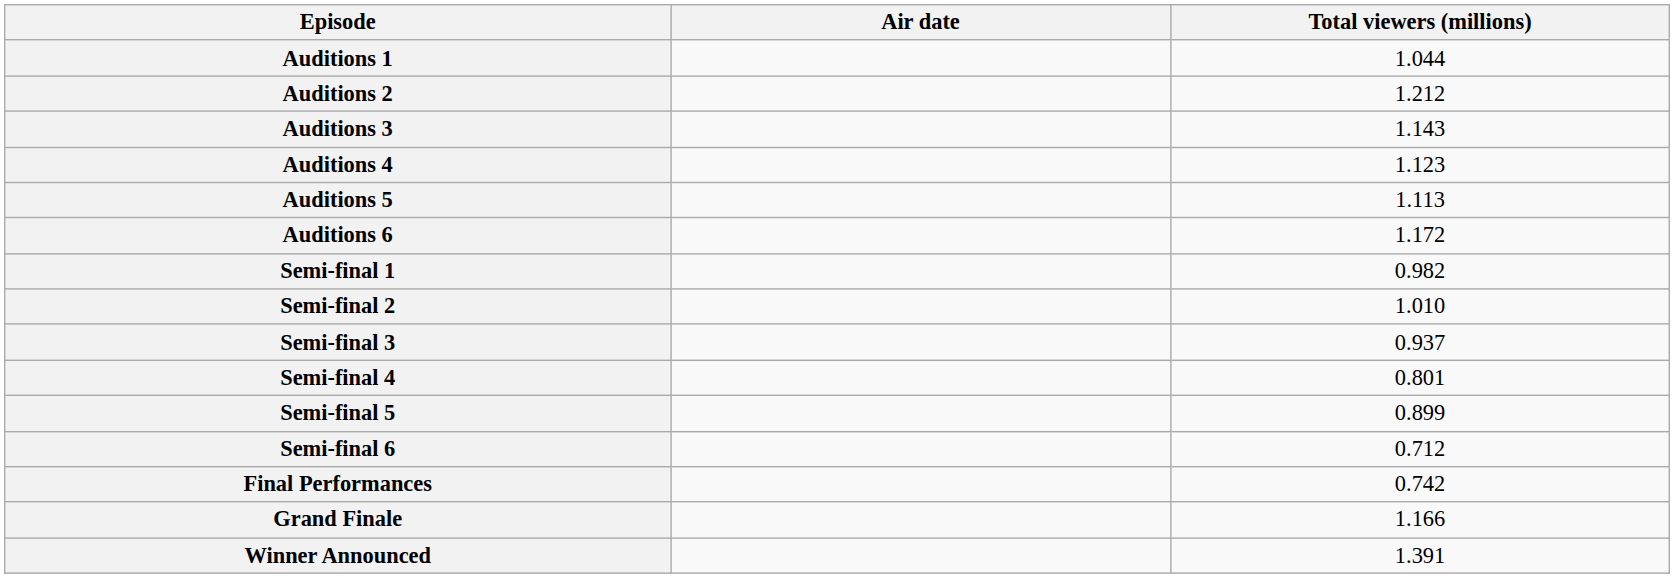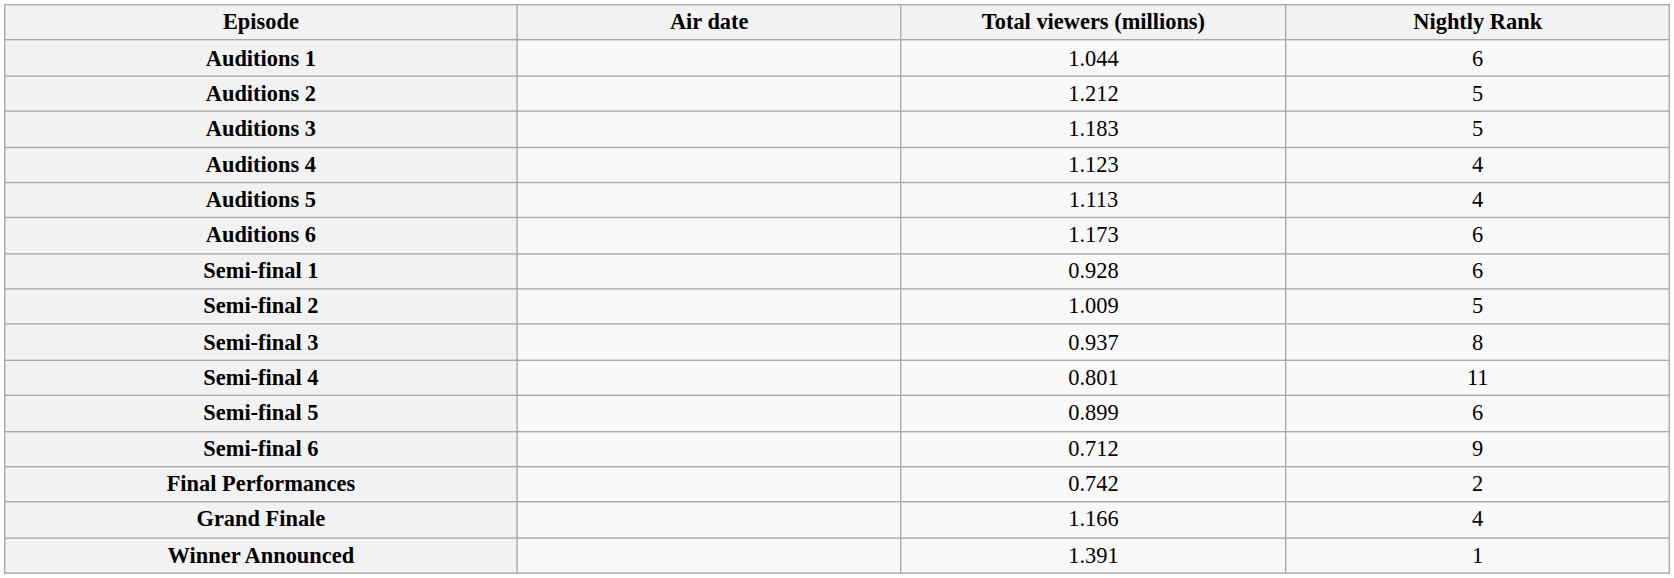+ column: (1478, 22)
(1420, 128) 1.143 -> (1093, 128) 1.183
(1420, 235) 1.172 -> (1093, 235) 1.173
(1420, 270) 0.982 -> (1093, 270) 0.928
(1420, 306) 1.010 -> (1093, 306) 1.009
